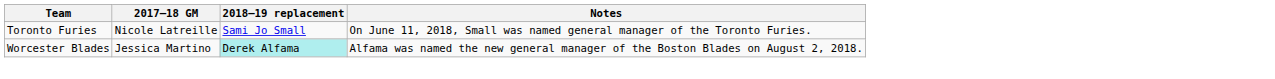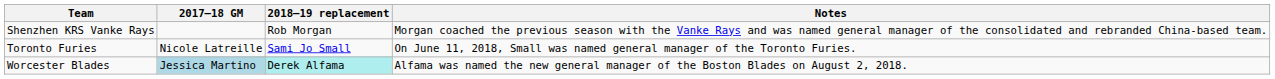+ row: (81, 30)
(163, 48) no background -> (208, 65) lightblue background
